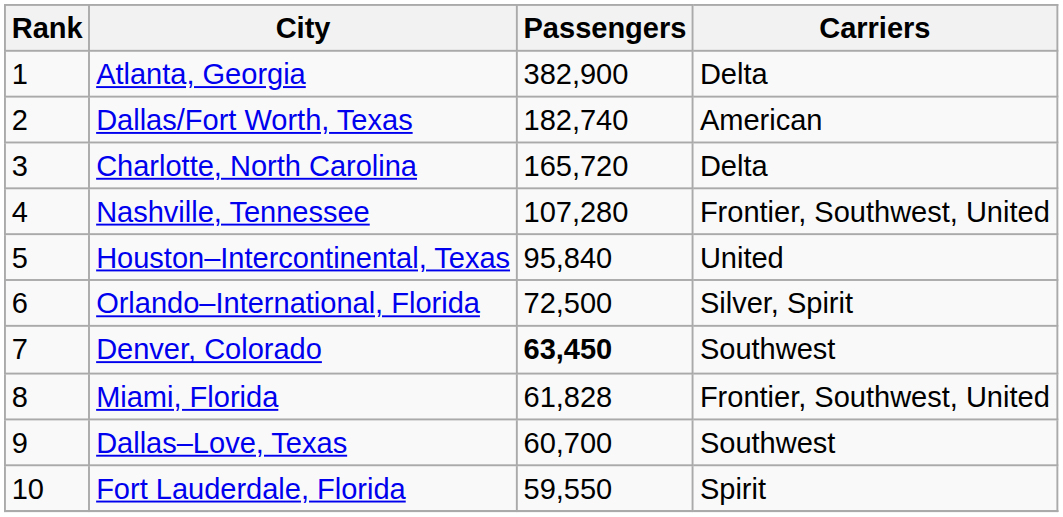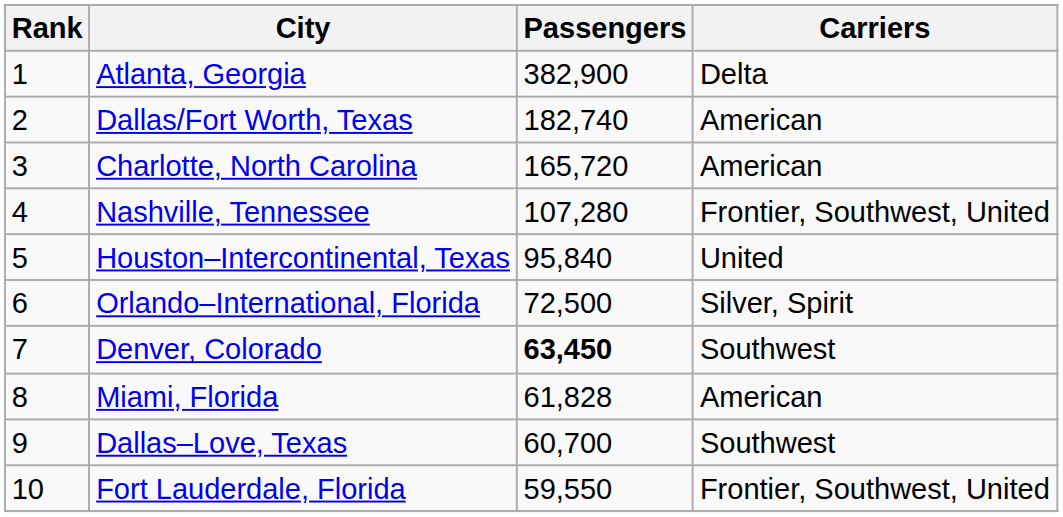(734, 166) Delta -> (761, 166) American
(875, 396) Frontier, Southwest, United -> (761, 396) American
(733, 488) Spirit -> (875, 488) Frontier, Southwest, United
